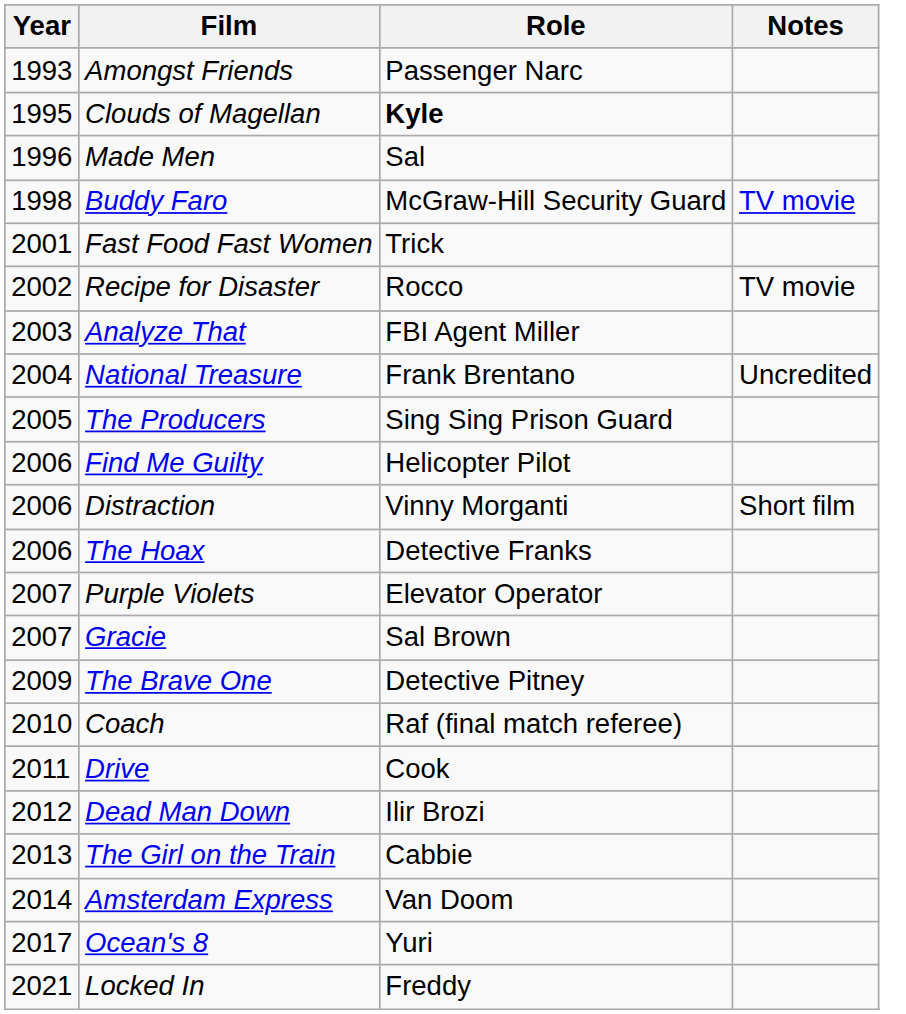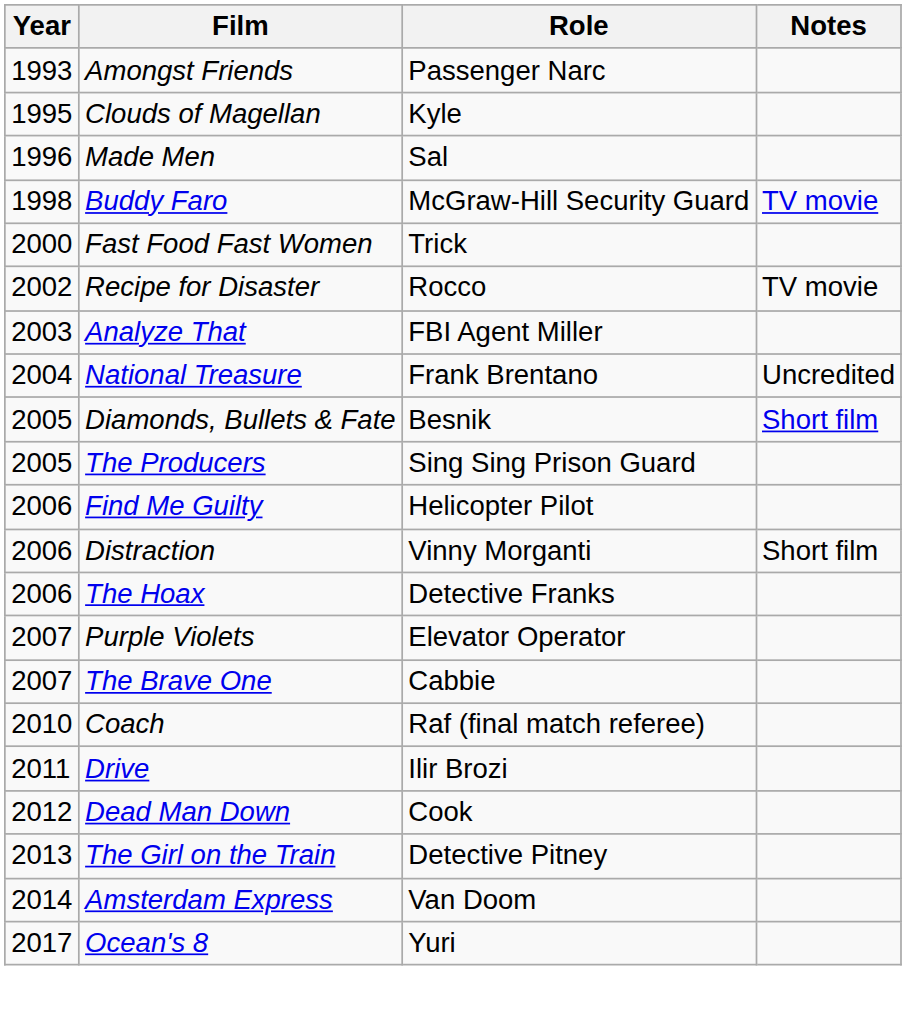(414, 113) bold -> (435, 113) normal
(42, 244) 2001 -> (42, 244) 2000
+ row: (240, 419)
- row: (126, 637)
(42, 680) 2009 -> (42, 680) 2007
(485, 680) Detective Pitney -> (452, 680) Cabbie
(417, 768) Cook -> (458, 768) Ilir Brozi
(435, 811) Ilir Brozi -> (440, 811) Cook
(429, 855) Cabbie -> (508, 855) Detective Pitney
- row: (145, 986)
